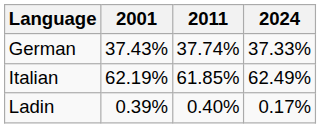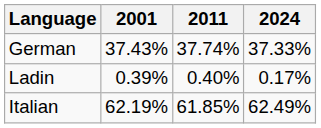rows swapped: (34, 78) <-> (32, 107)
